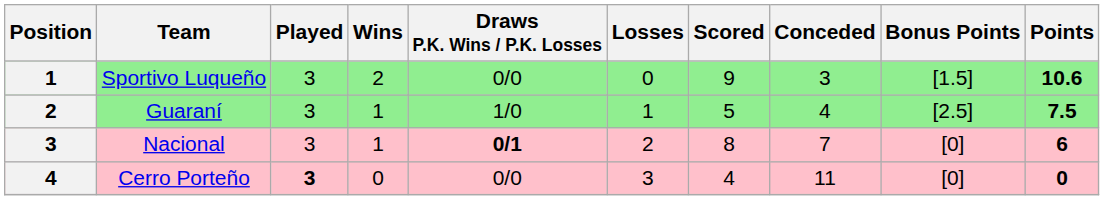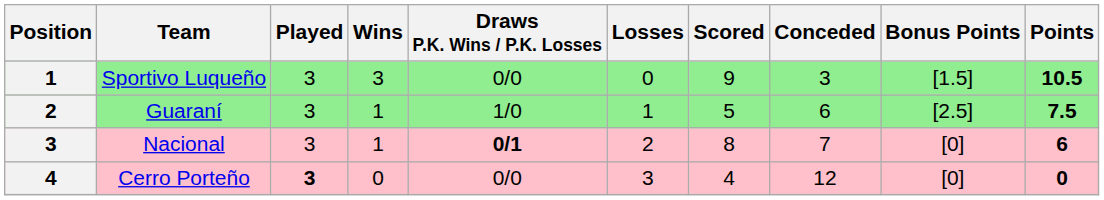(378, 77) 2 -> (378, 77) 3
(1062, 77) 10.6 -> (1062, 77) 10.5
(825, 111) 4 -> (825, 111) 6
(825, 177) 11 -> (825, 177) 12
